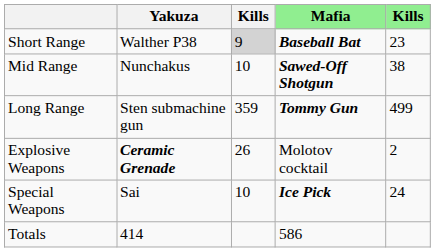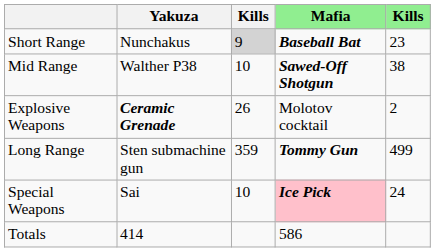(158, 41) Walther P38 -> (155, 41) Nunchakus
(155, 66) Nunchakus -> (158, 66) Walther P38
rows swapped: (46, 108) <-> (39, 158)
(305, 192) no background -> (305, 192) pink background
